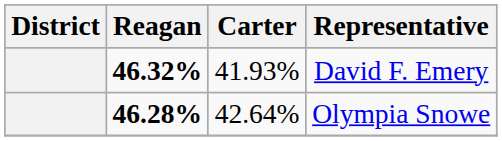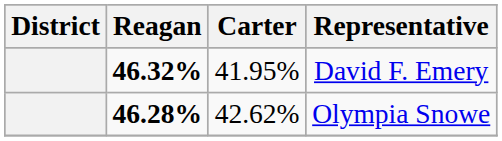(257, 69) 41.93% -> (257, 69) 41.95%
(257, 113) 42.64% -> (257, 113) 42.62%
